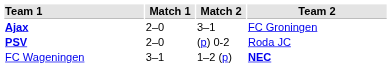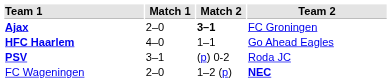(206, 27) normal -> (206, 27) bold
+ row: (40, 42)
(155, 42) 2–0 -> (155, 57) 3–1
(155, 57) 3–1 -> (155, 72) 2–0
